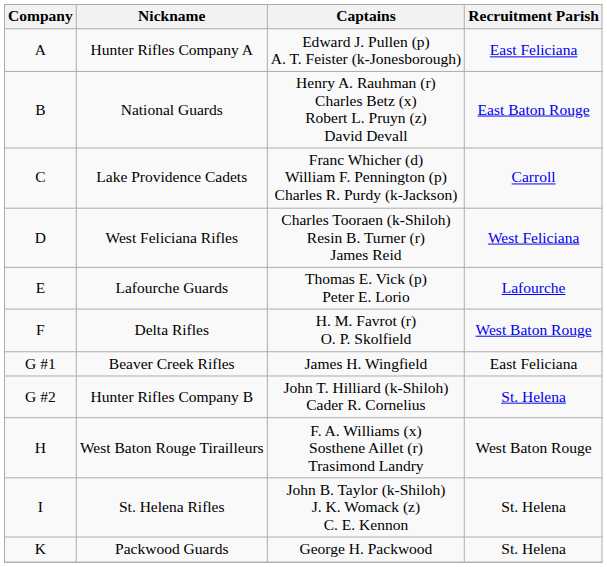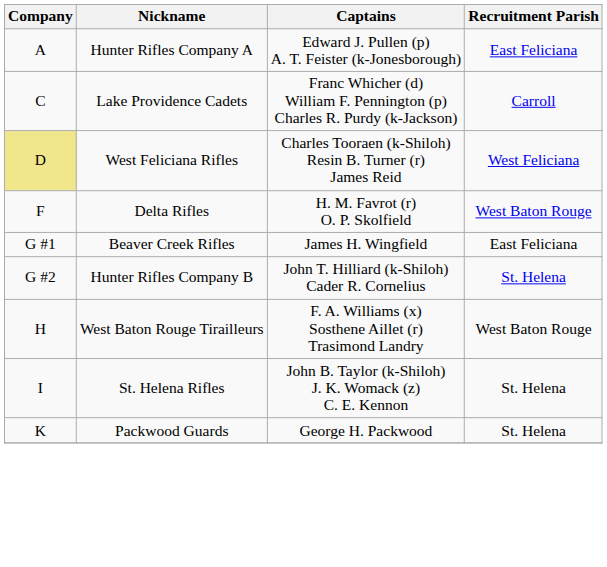- row: (172, 109)
(40, 237) no background -> (40, 160) khaki background
- row: (172, 288)
